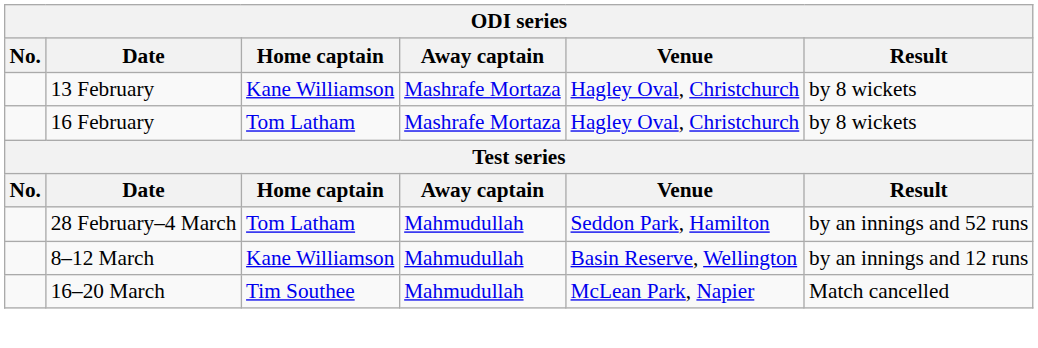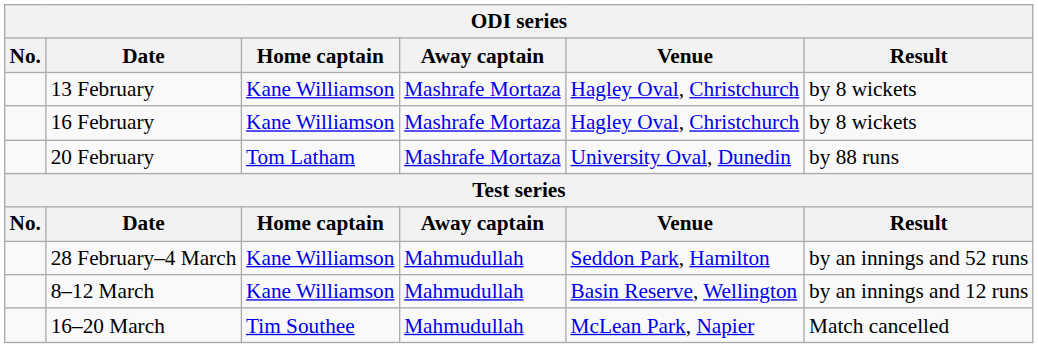(301, 122) Tom Latham -> (320, 122) Kane Williamson
+ row: (102, 156)
(301, 223) Tom Latham -> (320, 257) Kane Williamson
